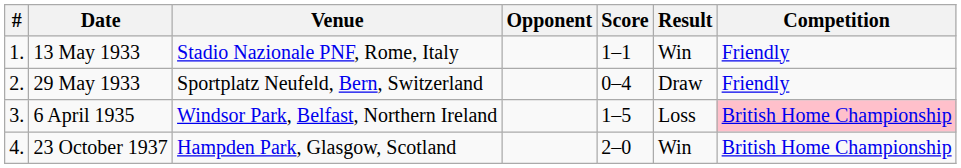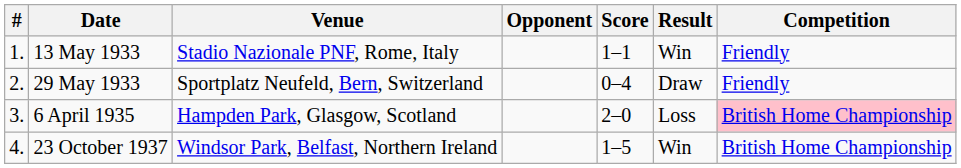(337, 115) Windsor Park, Belfast, Northern Ireland -> (317, 115) Hampden Park, Glasgow, Scotland
(616, 115) 1–5 -> (616, 115) 2–0
(317, 147) Hampden Park, Glasgow, Scotland -> (337, 147) Windsor Park, Belfast, Northern Ireland
(616, 147) 2–0 -> (616, 147) 1–5
